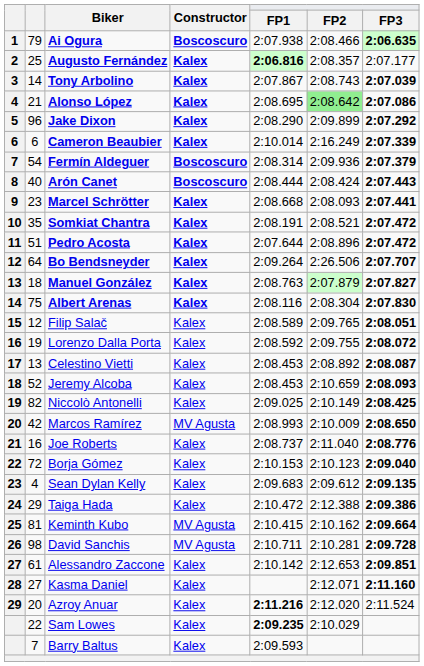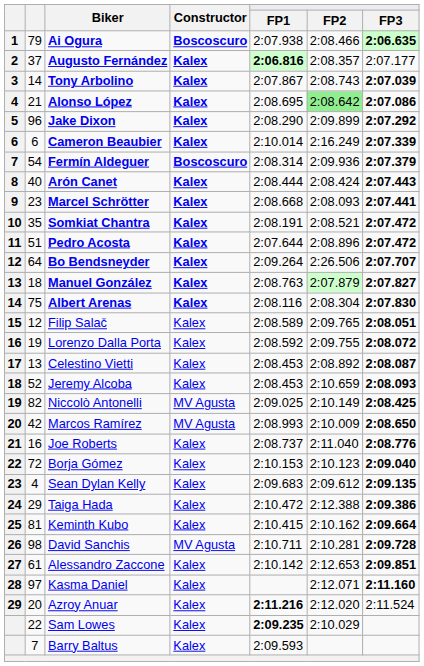(35, 60) 25 -> (35, 60) 37
(210, 181) Boscoscuro -> (190, 181) Kalex
(189, 403) Kalex -> (204, 403) MV Agusta
(204, 524) MV Agusta -> (189, 524) Kalex
(35, 584) 27 -> (35, 584) 97
